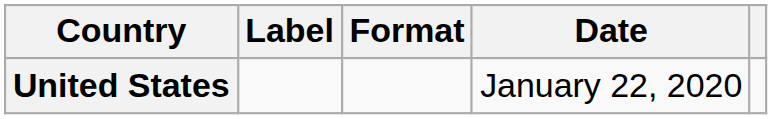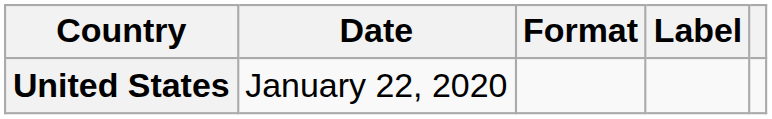columns swapped: (611, 31) <-> (290, 31)
